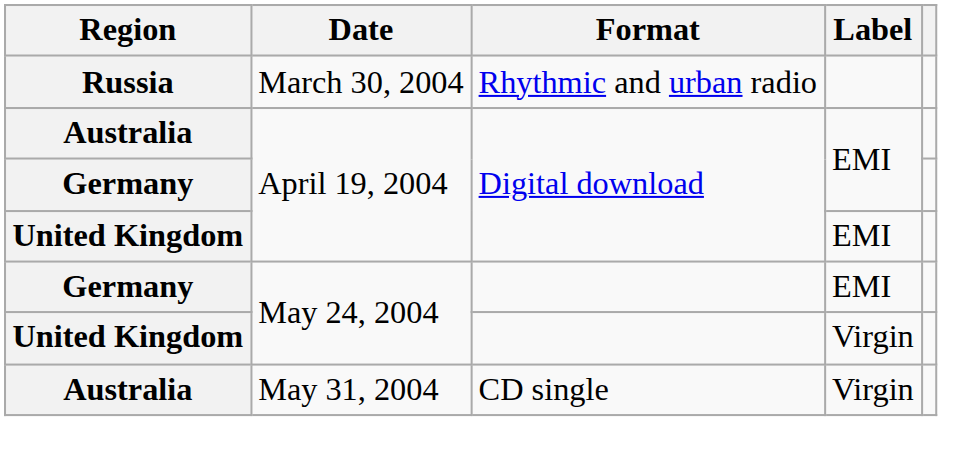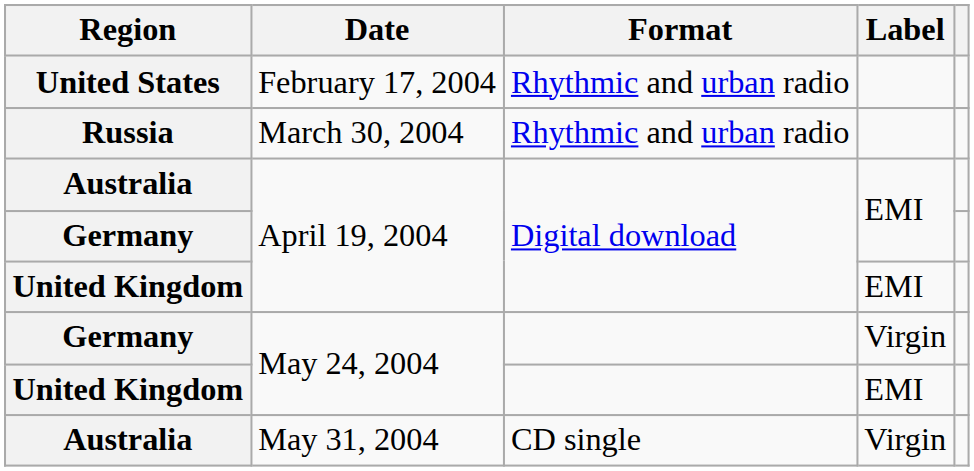+ row: (128, 81)
(862, 286) EMI -> (905, 337) Virgin
(873, 337) Virgin -> (894, 388) EMI
